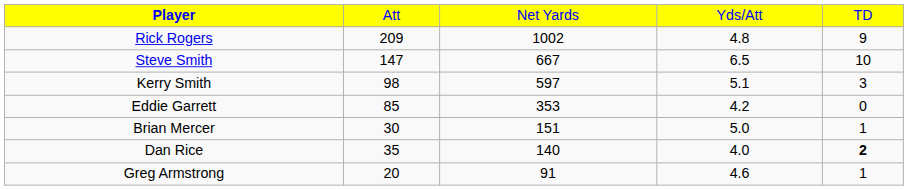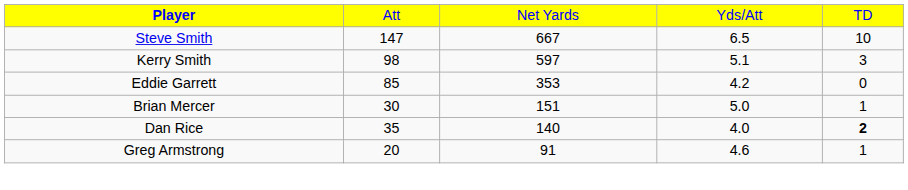- row: (174, 38)
